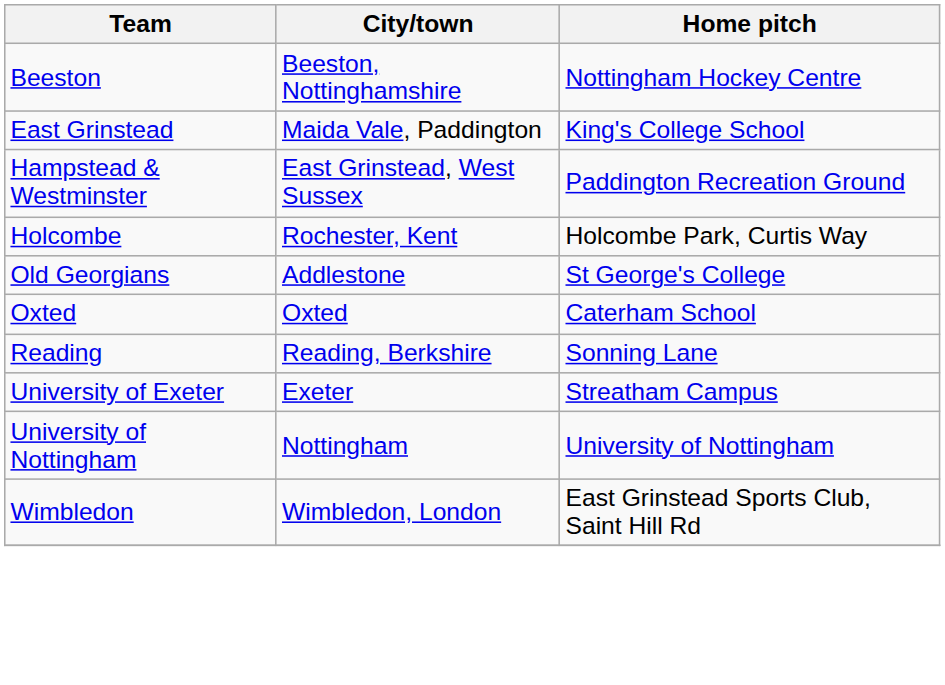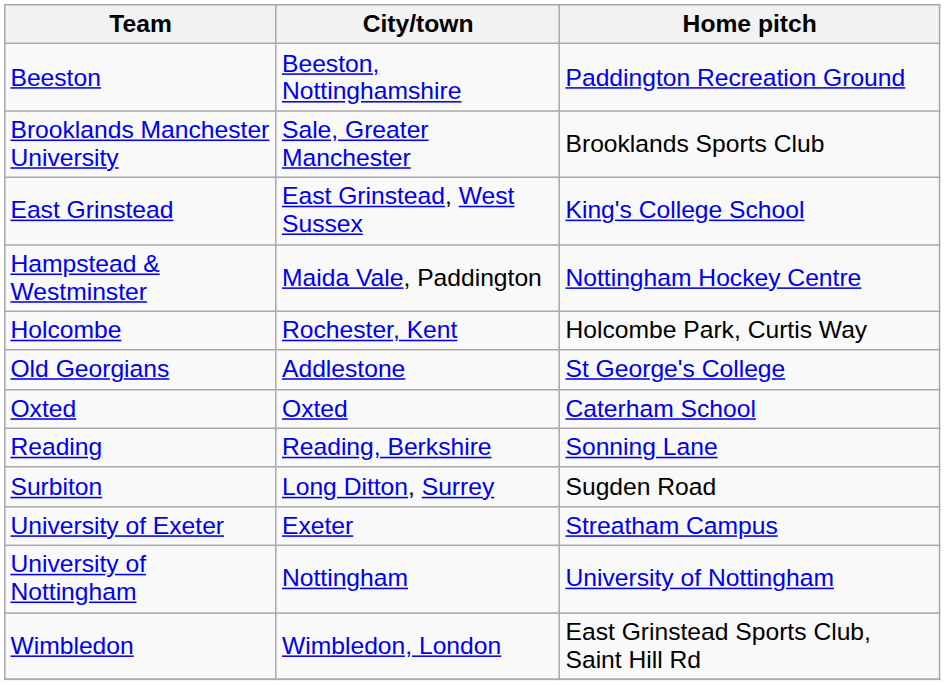(713, 76) Nottingham Hockey Centre -> (735, 76) Paddington Recreation Ground
+ row: (140, 143)
(412, 129) Maida Vale, Paddington -> (398, 210) East Grinstead, West Sussex
(398, 182) East Grinstead, West Sussex -> (412, 277) Maida Vale, Paddington
(735, 182) Paddington Recreation Ground -> (713, 277) Nottingham Hockey Centre
+ row: (56, 486)
